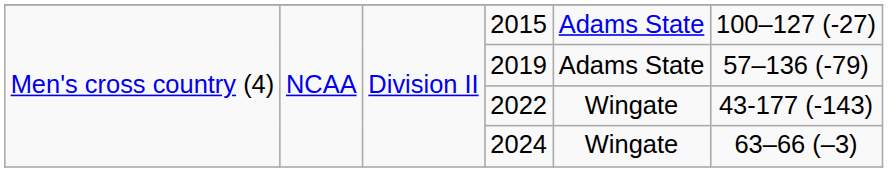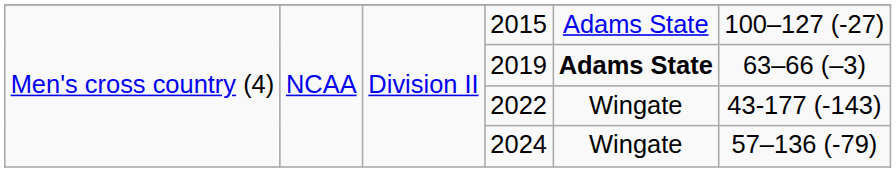(632, 65) normal -> (636, 65) bold
(796, 65) 57–136 (-79) -> (804, 65) 63–66 (–3)
(796, 145) 63–66 (–3) -> (804, 145) 57–136 (-79)
